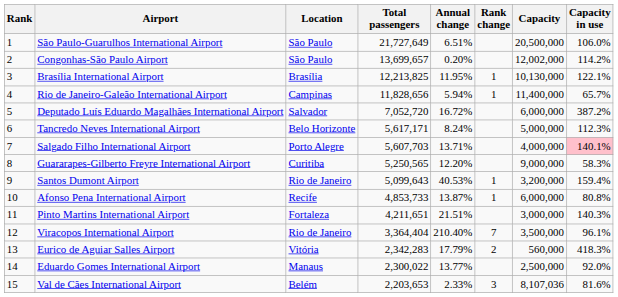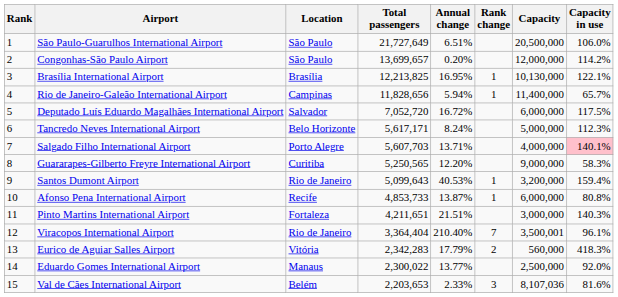(539, 59) 12,002,000 -> (539, 59) 12,000,000
(456, 77) 11.95% -> (456, 77) 16.95%
(594, 111) 387.2% -> (594, 111) 117.5%
(542, 232) 3,500,000 -> (542, 232) 3,500,001
